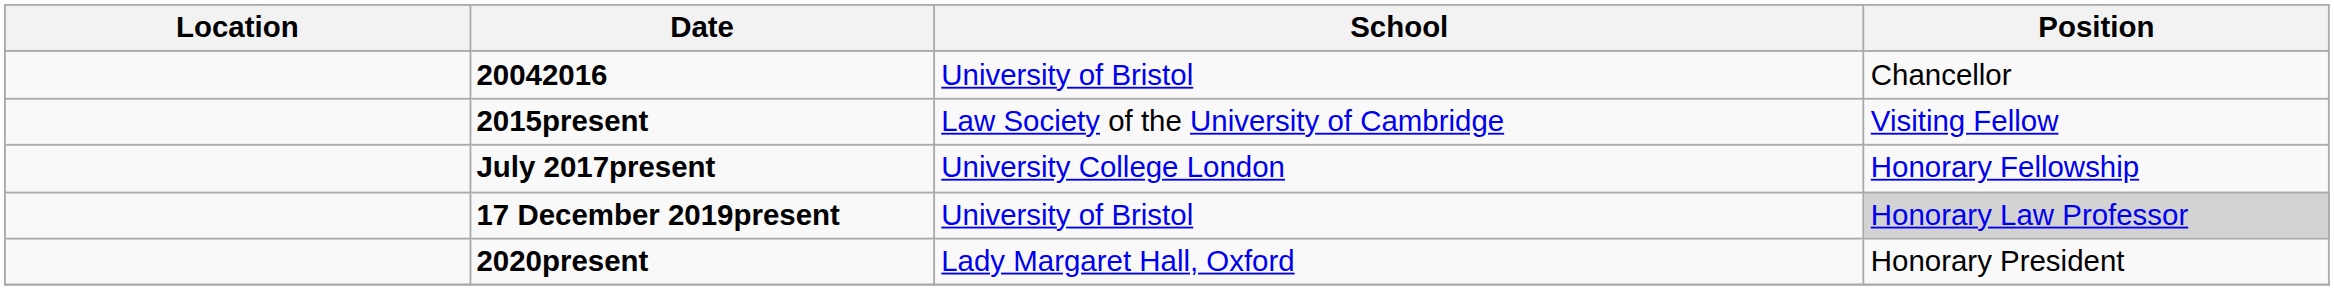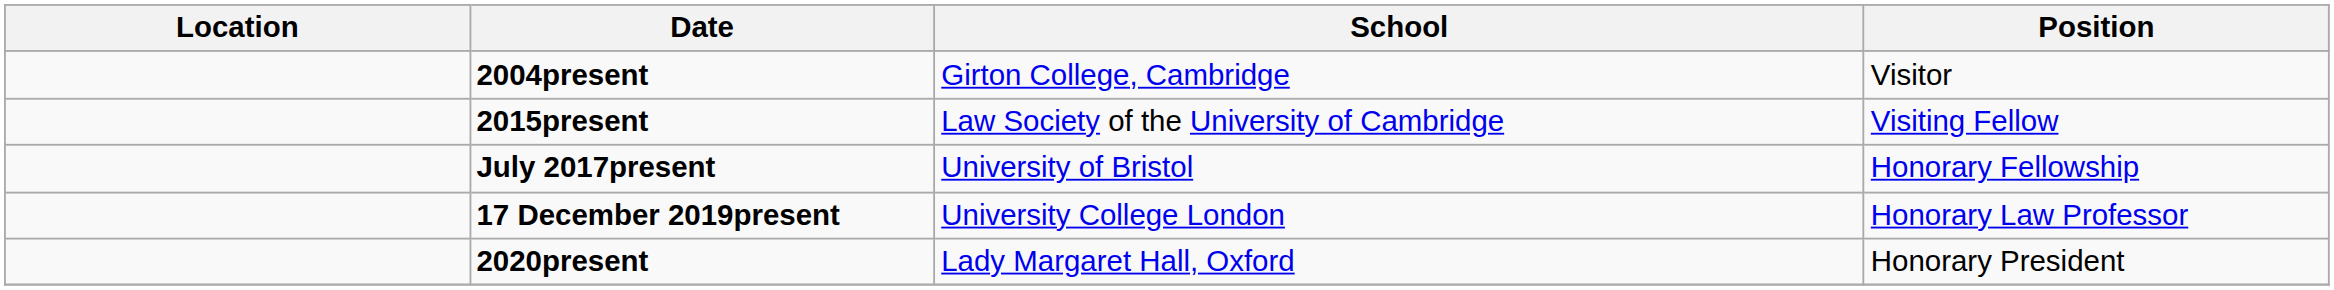+ row: (562, 74)
- row: (542, 74)
(1113, 167) University College London -> (1067, 167) University of Bristol
(1067, 214) University of Bristol -> (1113, 214) University College London
(2030, 214) lightgrey background -> (2030, 214) no background
